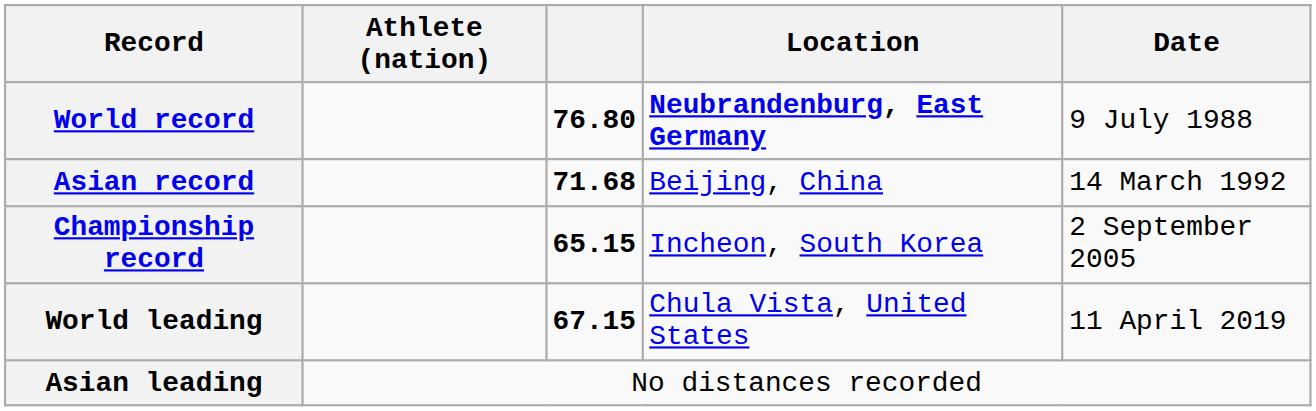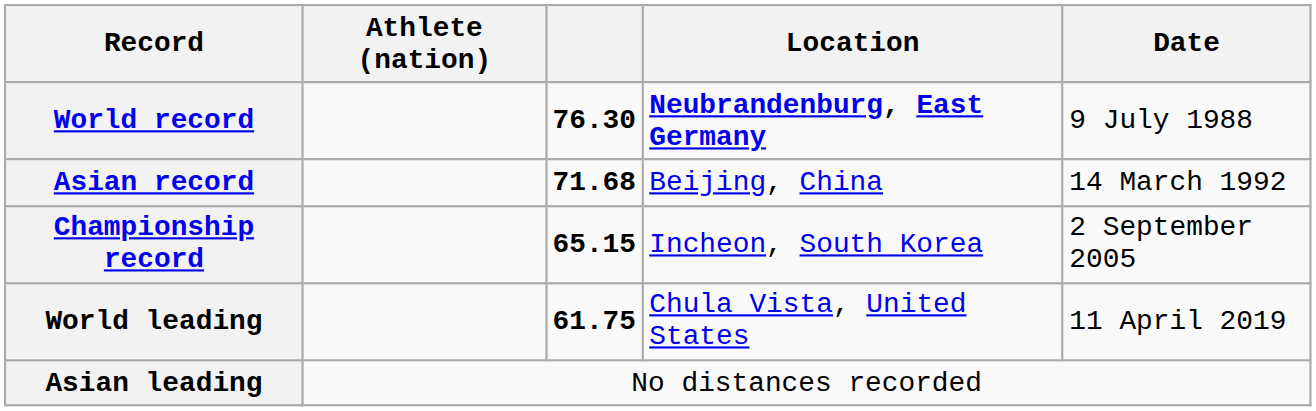(594, 121) 76.80 -> (594, 121) 76.30
(594, 321) 67.15 -> (594, 321) 61.75
